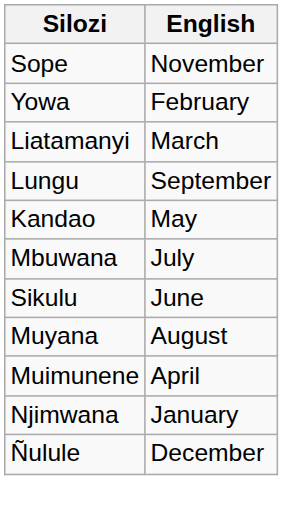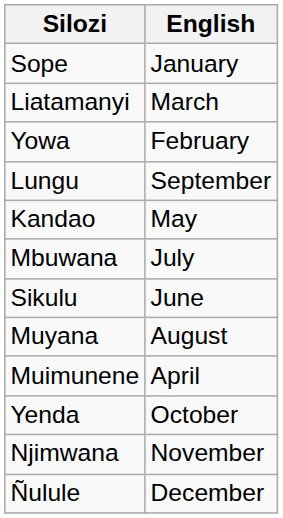(207, 63) November -> (194, 63) January
rows swapped: (40, 102) <-> (70, 141)
+ row: (45, 414)
(194, 414) January -> (207, 453) November
